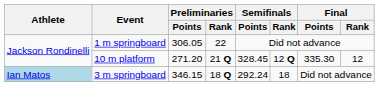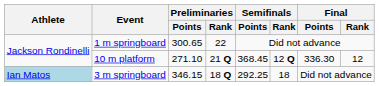(187, 43) 306.05 -> (187, 43) 300.65
(187, 59) 271.20 -> (187, 59) 271.10
(253, 59) 328.45 -> (253, 59) 368.45
(319, 59) 335.30 -> (319, 59) 336.30
(253, 74) 292.24 -> (253, 74) 292.25
